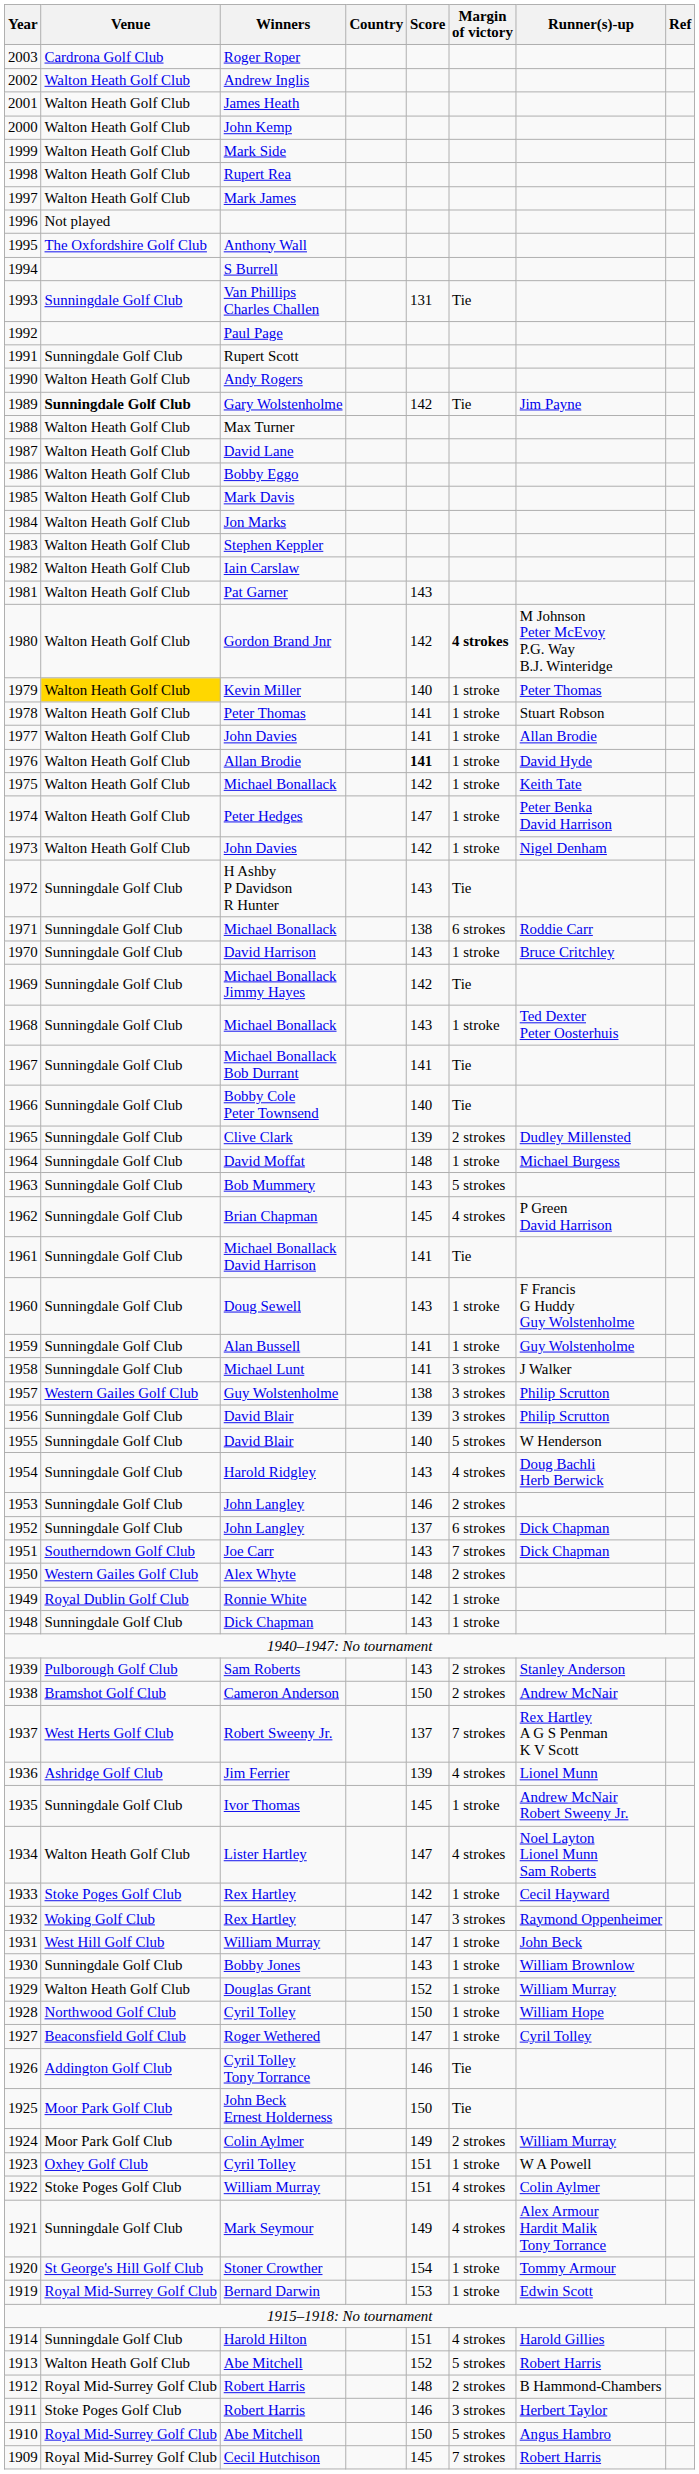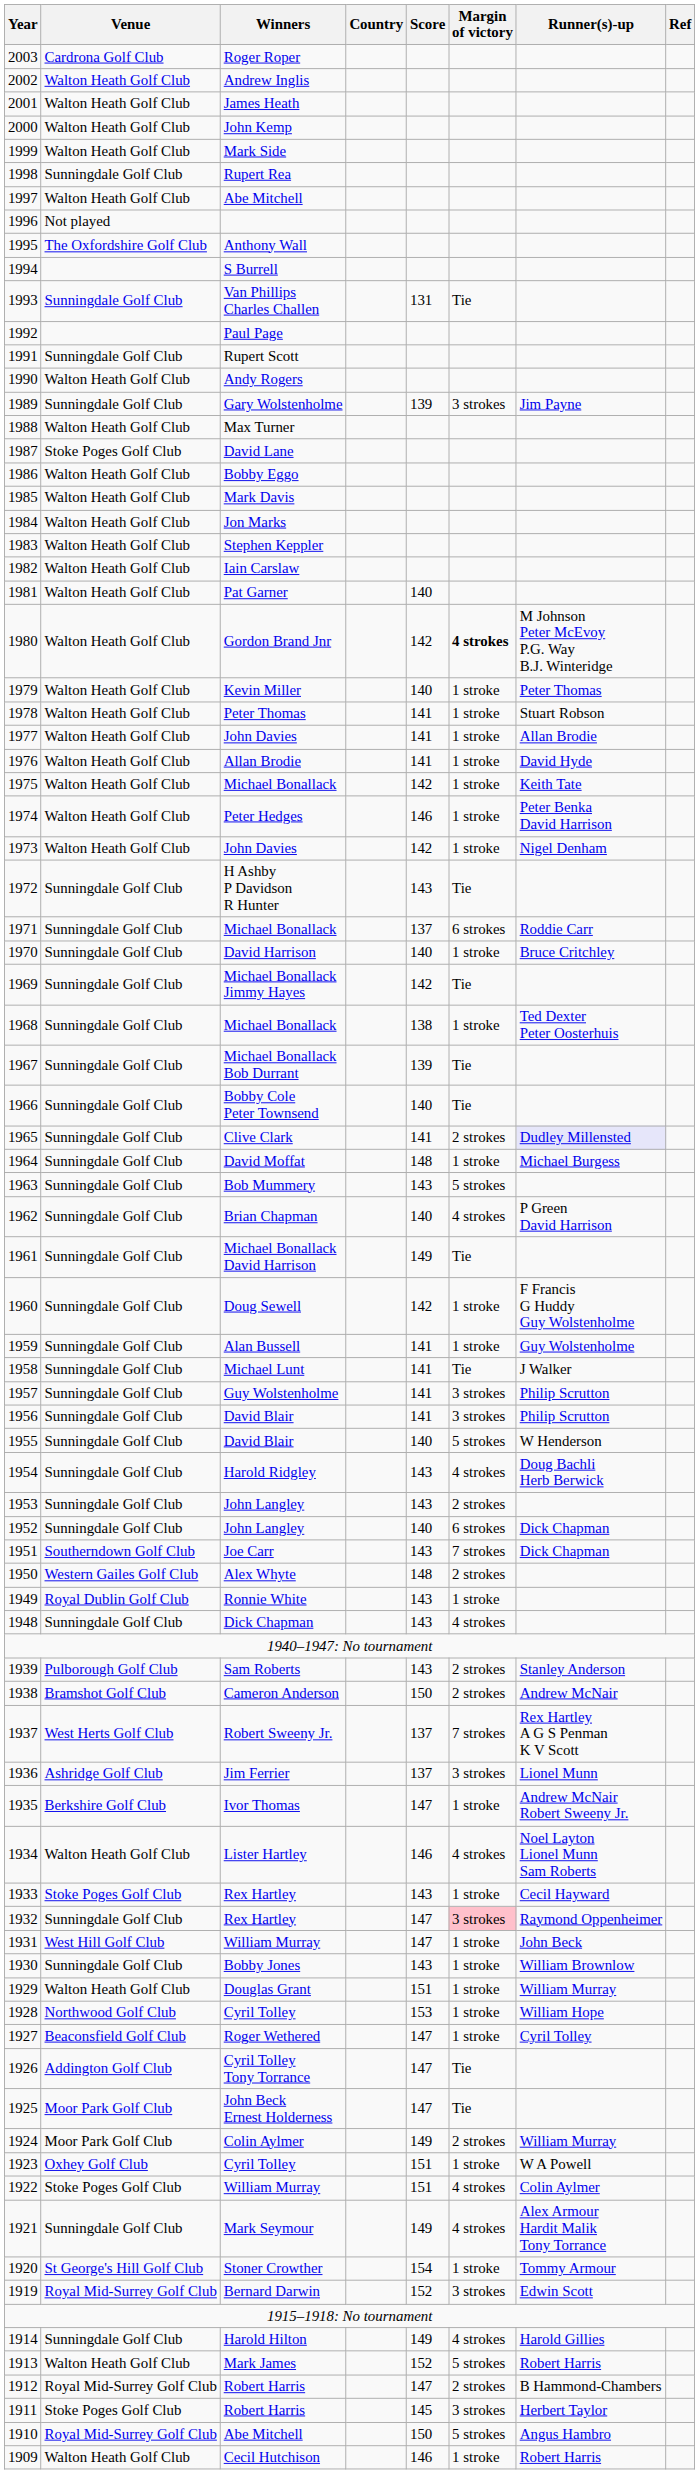(117, 174) Walton Heath Golf Club -> (114, 174) Sunningdale Golf Club
(260, 198) Mark James -> (263, 198) Abe Mitchell
(118, 403) bold -> (114, 403) normal
(421, 403) 142 -> (421, 403) 139
(462, 403) Tie -> (479, 403) 3 strokes
(117, 450) Walton Heath Golf Club -> (113, 450) Stoke Poges Golf Club
(421, 592) 143 -> (421, 592) 140
(117, 689) gold background -> (117, 689) no background
(421, 760) bold -> (421, 760) normal
(421, 816) 147 -> (421, 816) 146
(421, 928) 138 -> (421, 928) 137
(421, 952) 143 -> (421, 952) 140
(421, 1024) 143 -> (421, 1024) 138
(421, 1065) 141 -> (421, 1065) 139
(421, 1137) 139 -> (421, 1137) 141
(575, 1137) no background -> (575, 1137) lavender background
(421, 1216) 145 -> (421, 1216) 140
(421, 1257) 141 -> (421, 1257) 149
(421, 1305) 143 -> (421, 1305) 142
(479, 1369) 3 strokes -> (462, 1369) Tie
(121, 1393) Western Gailes Golf Club -> (114, 1393) Sunningdale Golf Club
(421, 1393) 138 -> (421, 1393) 141
(421, 1416) 139 -> (421, 1416) 141
(421, 1504) 146 -> (421, 1504) 143
(421, 1528) 137 -> (421, 1528) 140
(421, 1598) 142 -> (421, 1598) 143
(476, 1622) 1 stroke -> (479, 1622) 4 strokes
(421, 1773) 139 -> (421, 1773) 137
(479, 1773) 4 strokes -> (479, 1773) 3 strokes
(114, 1805) Sunningdale Golf Club -> (105, 1805) Berkshire Golf Club
(421, 1805) 145 -> (421, 1805) 147
(421, 1854) 147 -> (421, 1854) 146
(421, 1894) 142 -> (421, 1894) 143
(100, 1918) Woking Golf Club -> (114, 1918) Sunningdale Golf Club
(479, 1918) no background -> (479, 1918) pink background
(421, 1989) 152 -> (421, 1989) 151
(421, 2012) 150 -> (421, 2012) 153
(421, 2068) 146 -> (421, 2068) 147
(421, 2108) 150 -> (421, 2108) 147
(421, 2292) 153 -> (421, 2292) 152
(476, 2292) 1 stroke -> (479, 2292) 3 strokes
(421, 2339) 151 -> (421, 2339) 149
(263, 2363) Abe Mitchell -> (260, 2363) Mark James
(421, 2386) 148 -> (421, 2386) 147
(421, 2410) 146 -> (421, 2410) 145
(131, 2457) Royal Mid-Surrey Golf Club -> (117, 2457) Walton Heath Golf Club
(421, 2457) 145 -> (421, 2457) 146
(479, 2457) 7 strokes -> (476, 2457) 1 stroke
